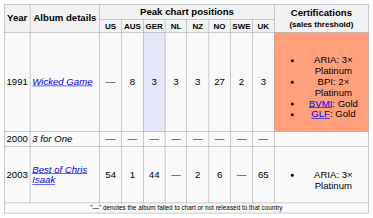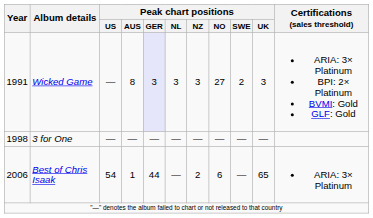(321, 87) lightsalmon background -> (321, 87) no background
(17, 139) 2000 -> (17, 139) 1998
(17, 174) 2003 -> (17, 174) 2006
